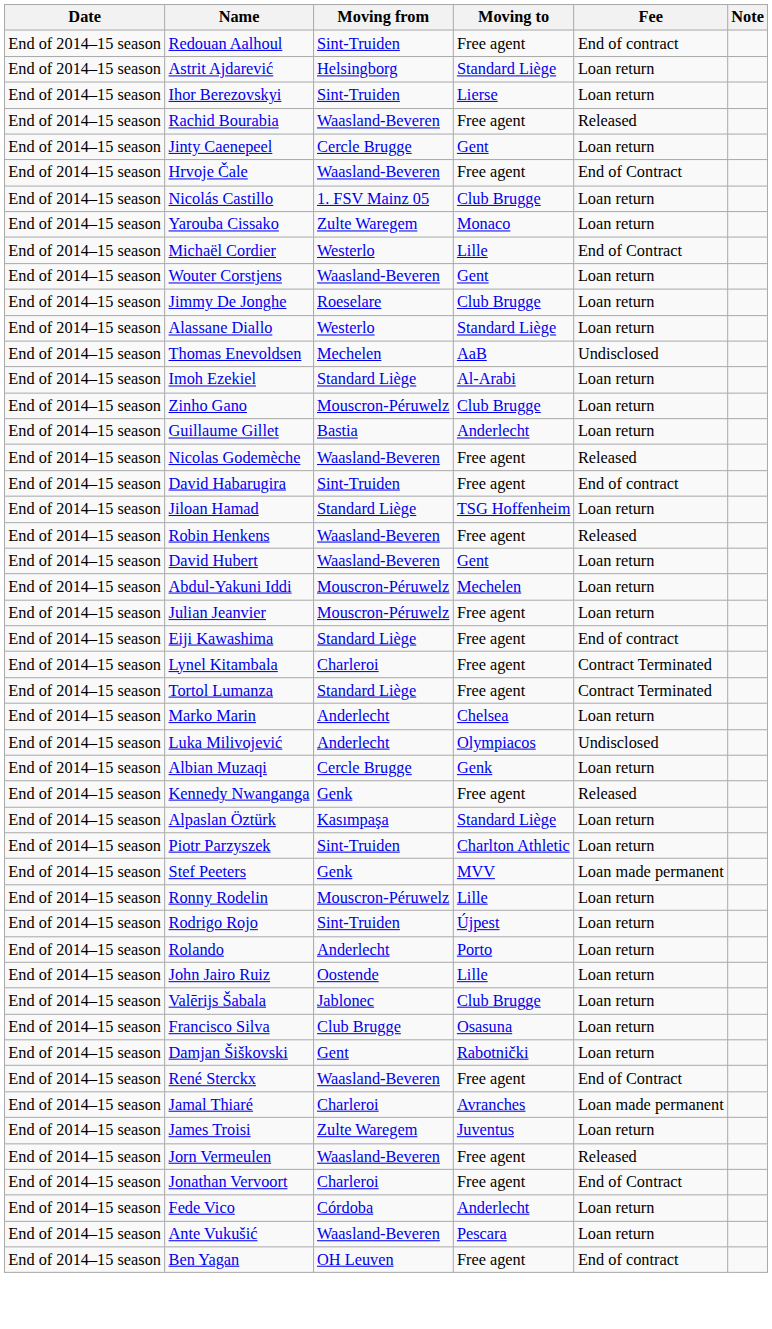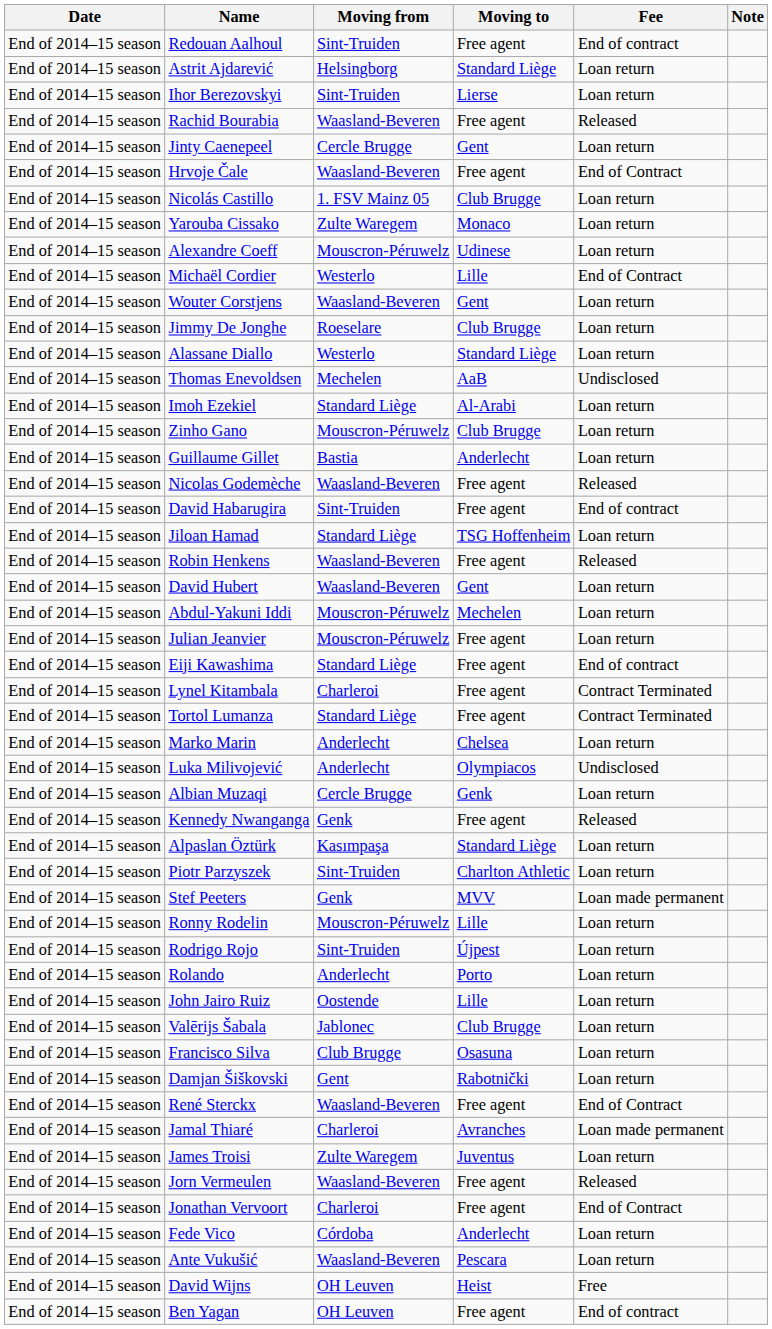+ row: (223, 250)
+ row: (210, 1285)
